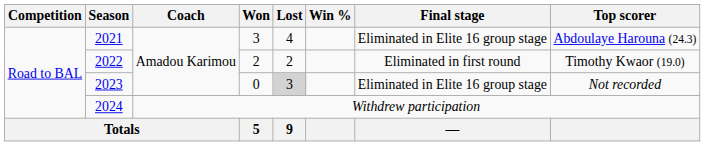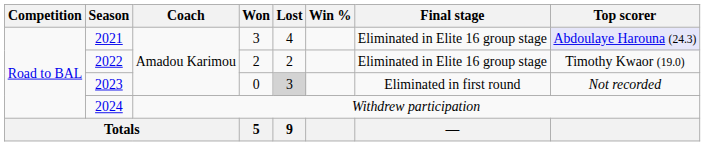(625, 38) no background -> (625, 38) lavender background
(452, 61) Eliminated in first round -> (452, 61) Eliminated in Elite 16 group stage
(452, 84) Eliminated in Elite 16 group stage -> (452, 84) Eliminated in first round
